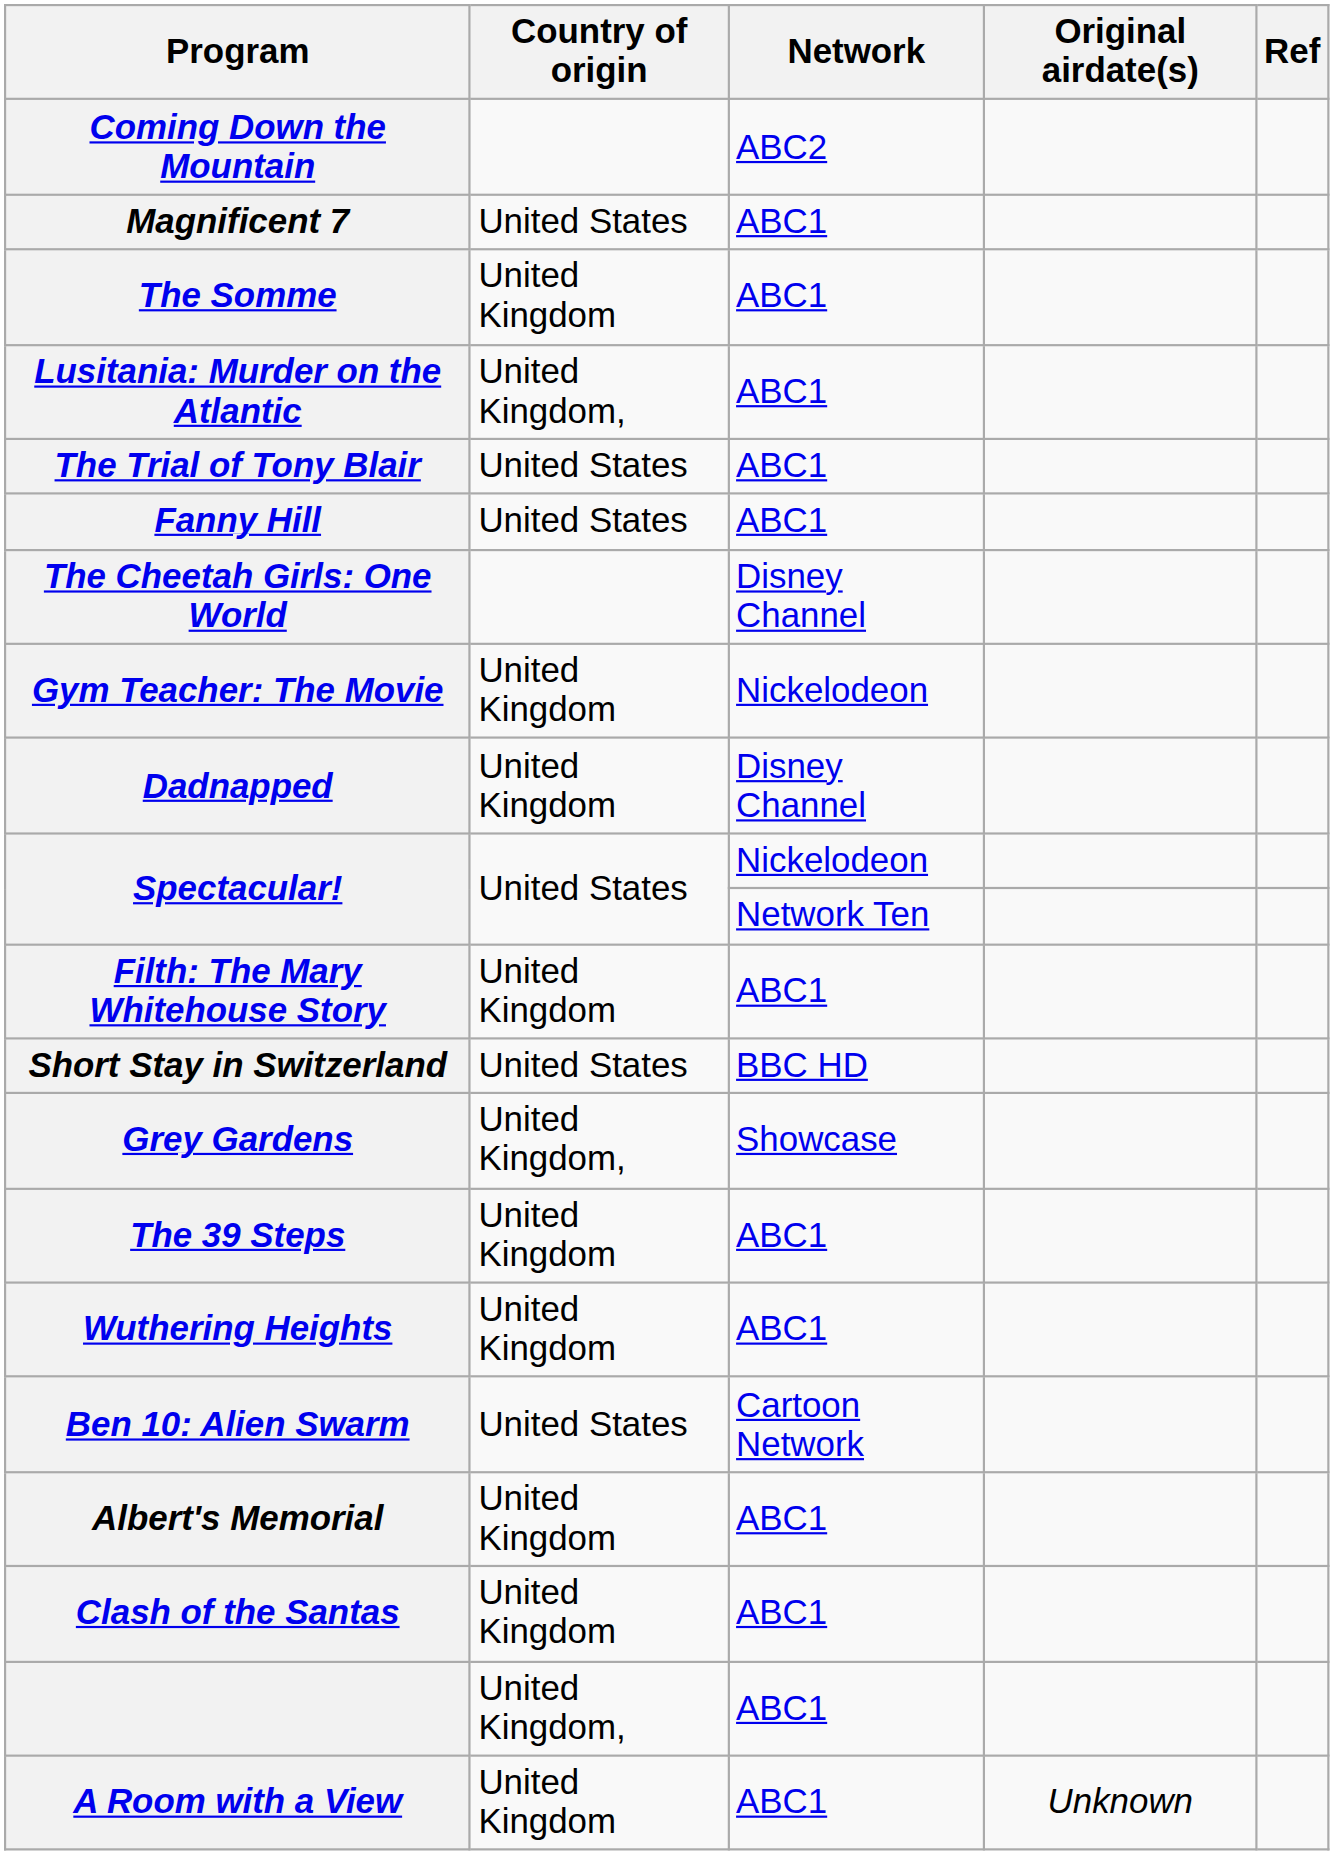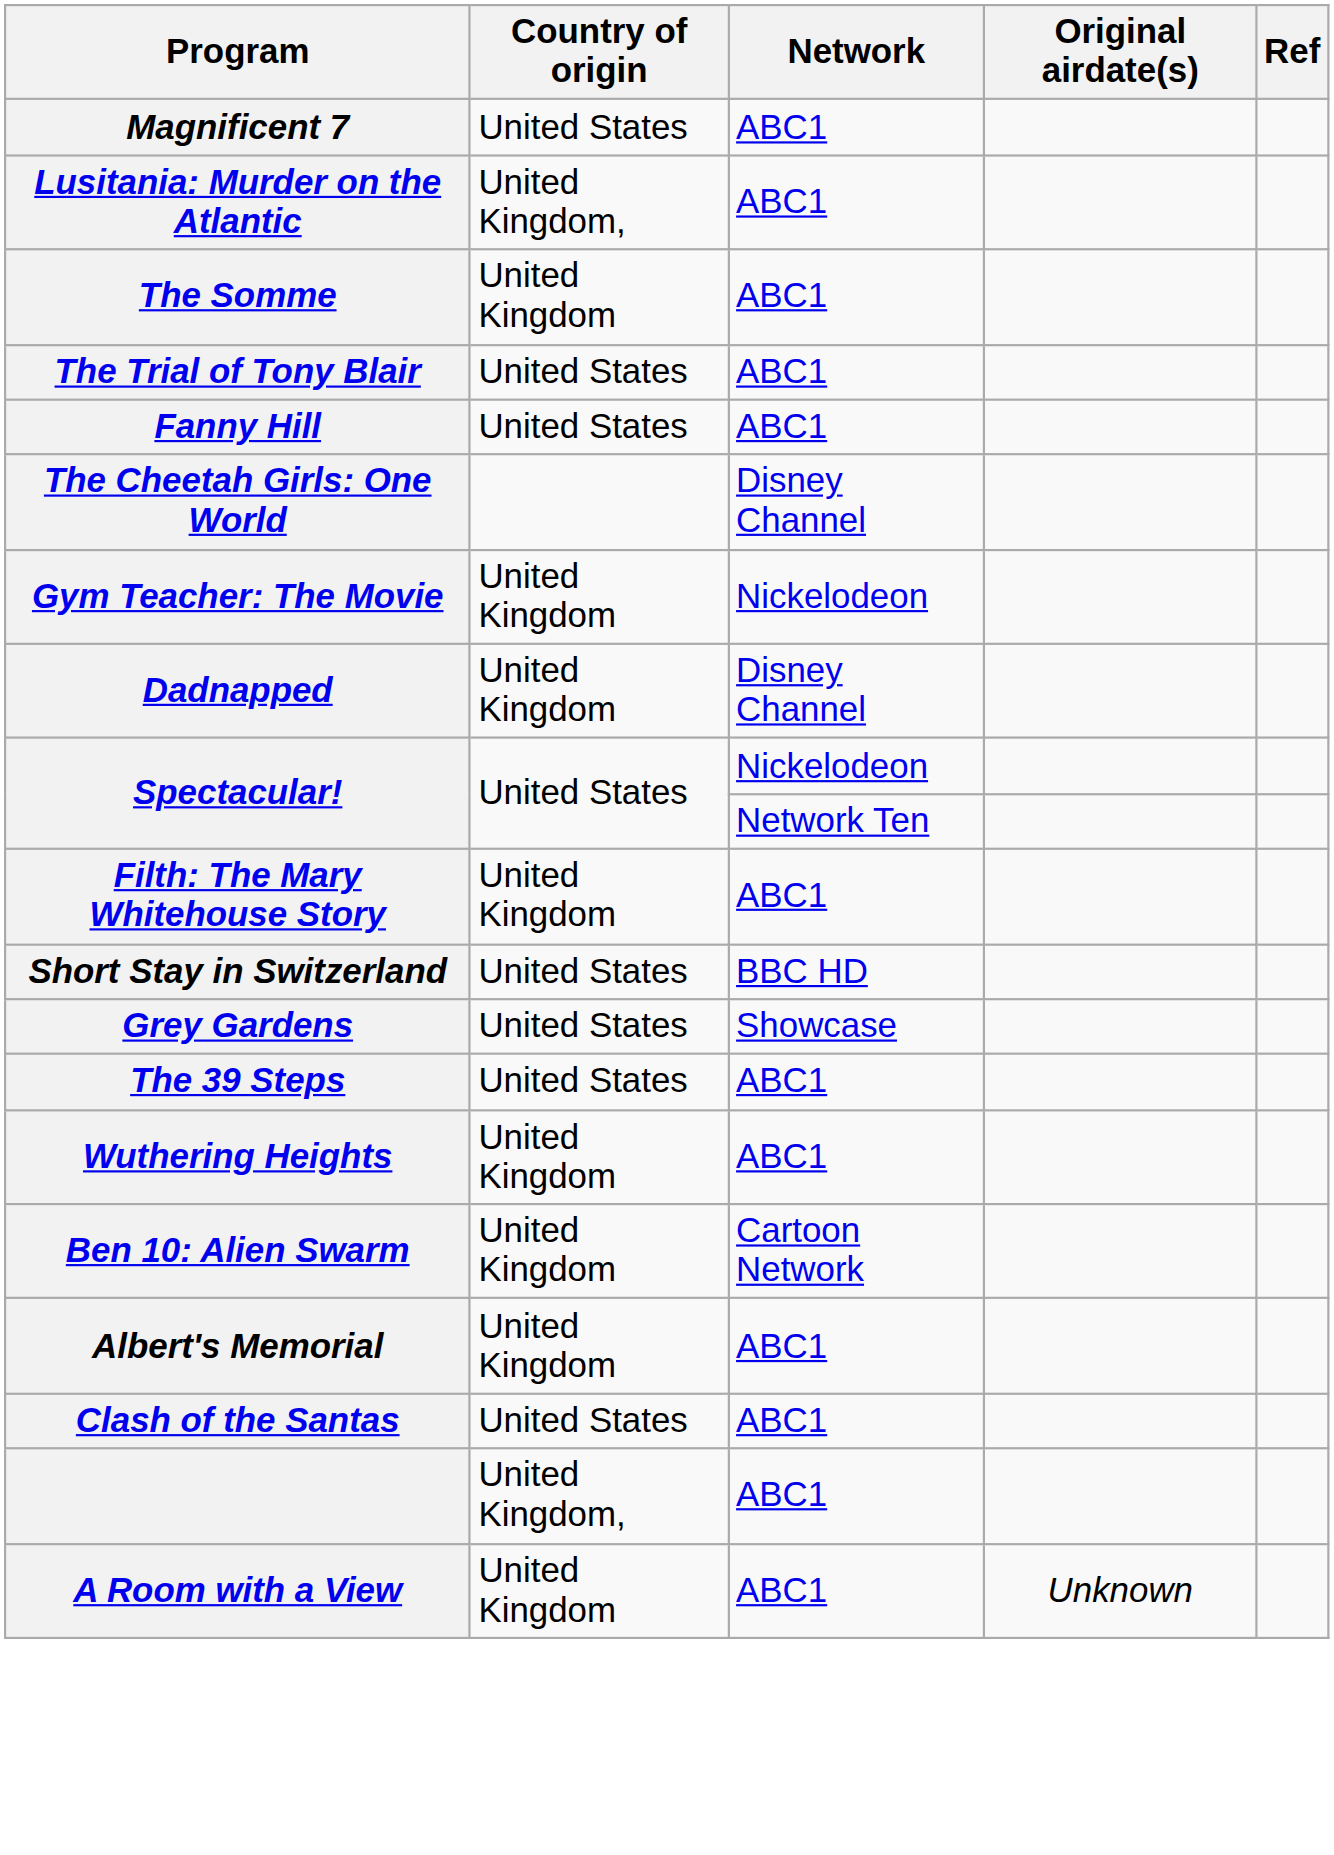- row: (238, 146)
rows swapped: (238, 390) <-> (238, 296)
(552, 1140) United Kingdom, -> (583, 1025) United States
(547, 1234) United Kingdom -> (583, 1081) United States
(583, 1423) United States -> (547, 1250) United Kingdom
(547, 1612) United Kingdom -> (583, 1420) United States
